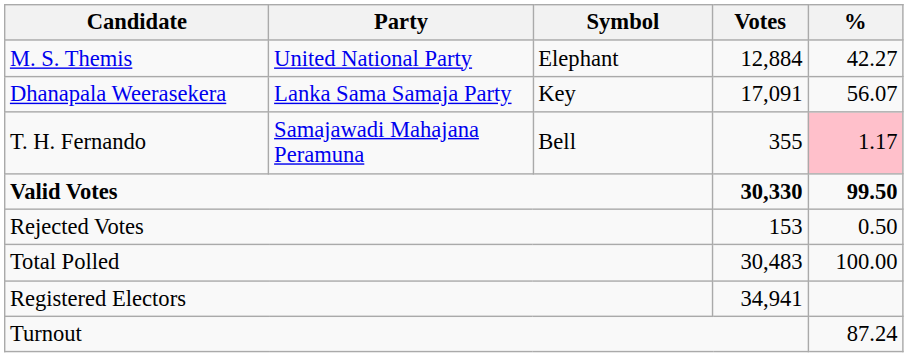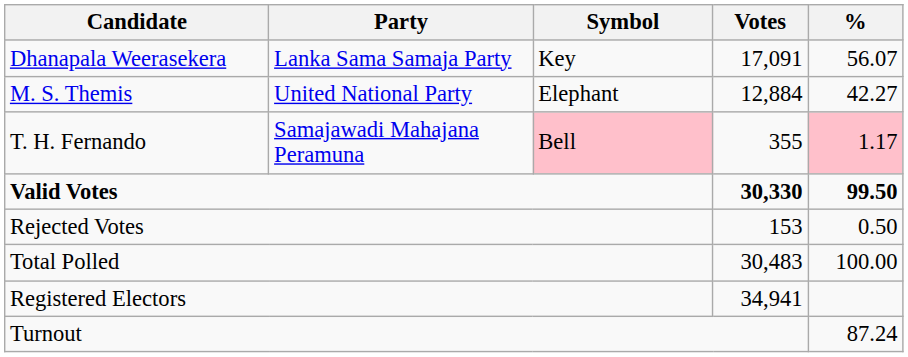rows swapped: (118, 93) <-> (71, 58)
(557, 142) no background -> (557, 142) pink background
